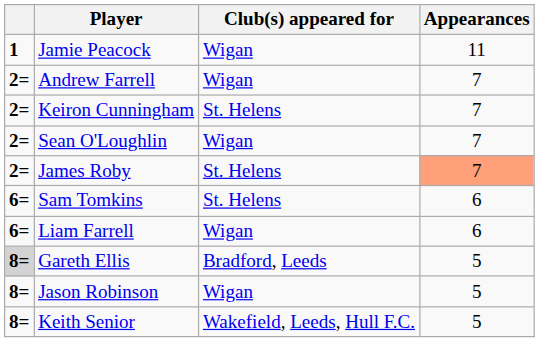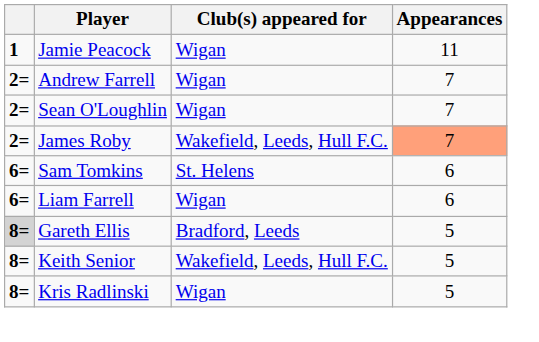- row: (116, 110)
(242, 170) St. Helens -> (282, 140) Wakefield, Leeds, Hull F.C.
- row: (98, 291)
+ row: (93, 291)
